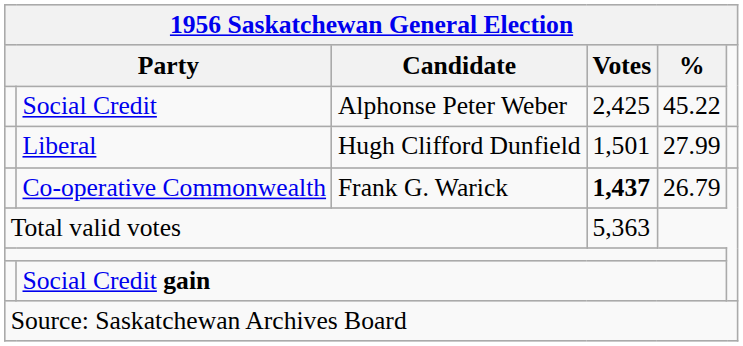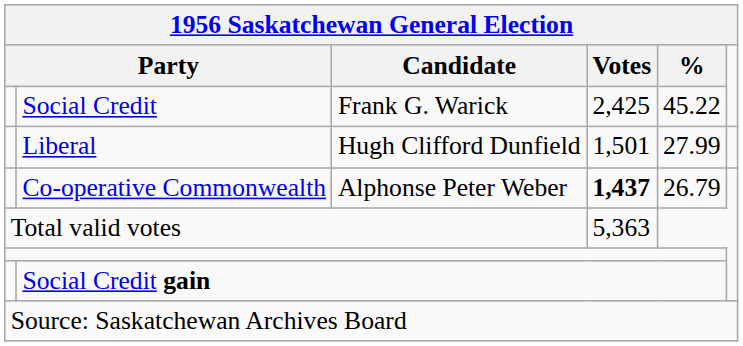(452, 106) Alphonse Peter Weber -> (423, 106) Frank G. Warick
(423, 187) Frank G. Warick -> (452, 187) Alphonse Peter Weber
